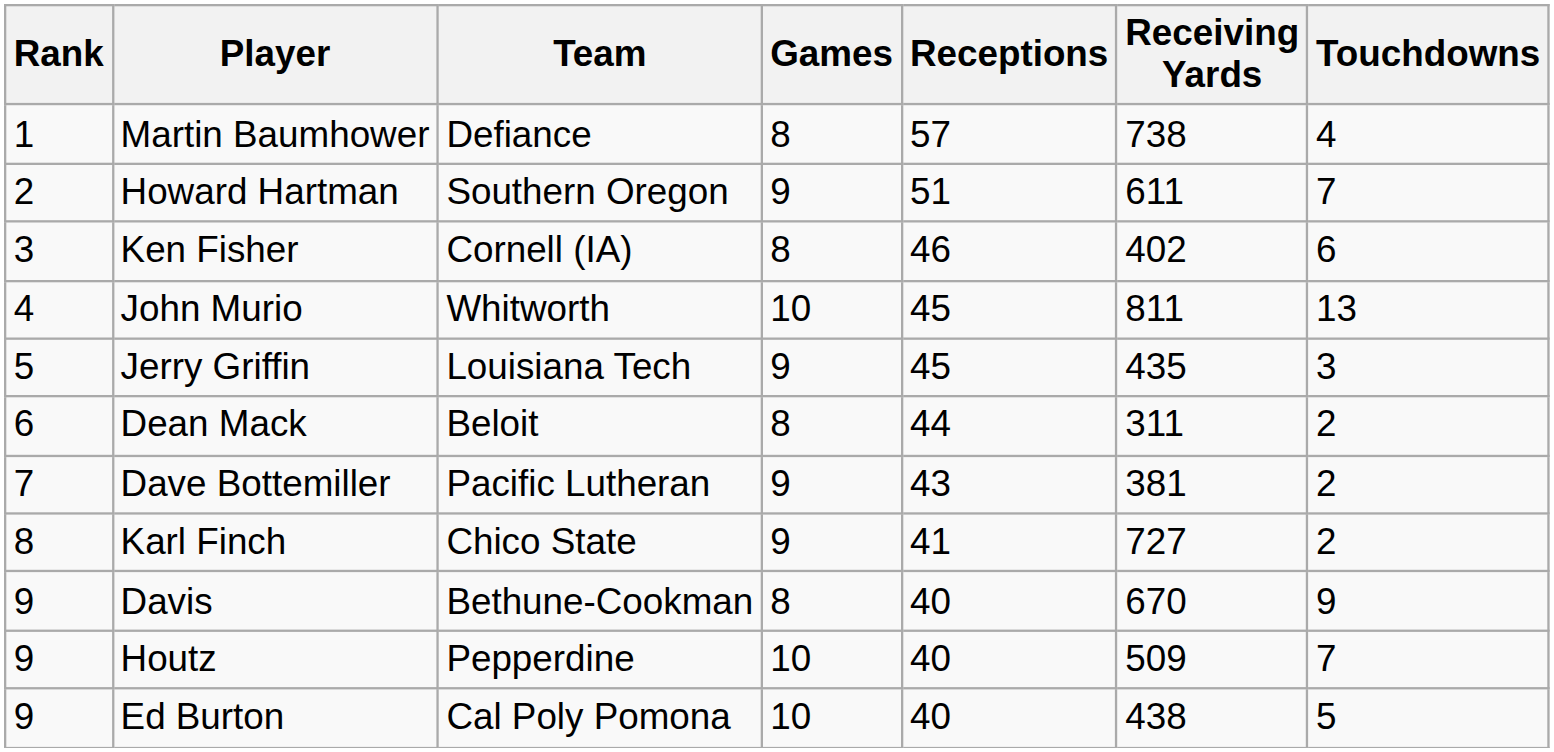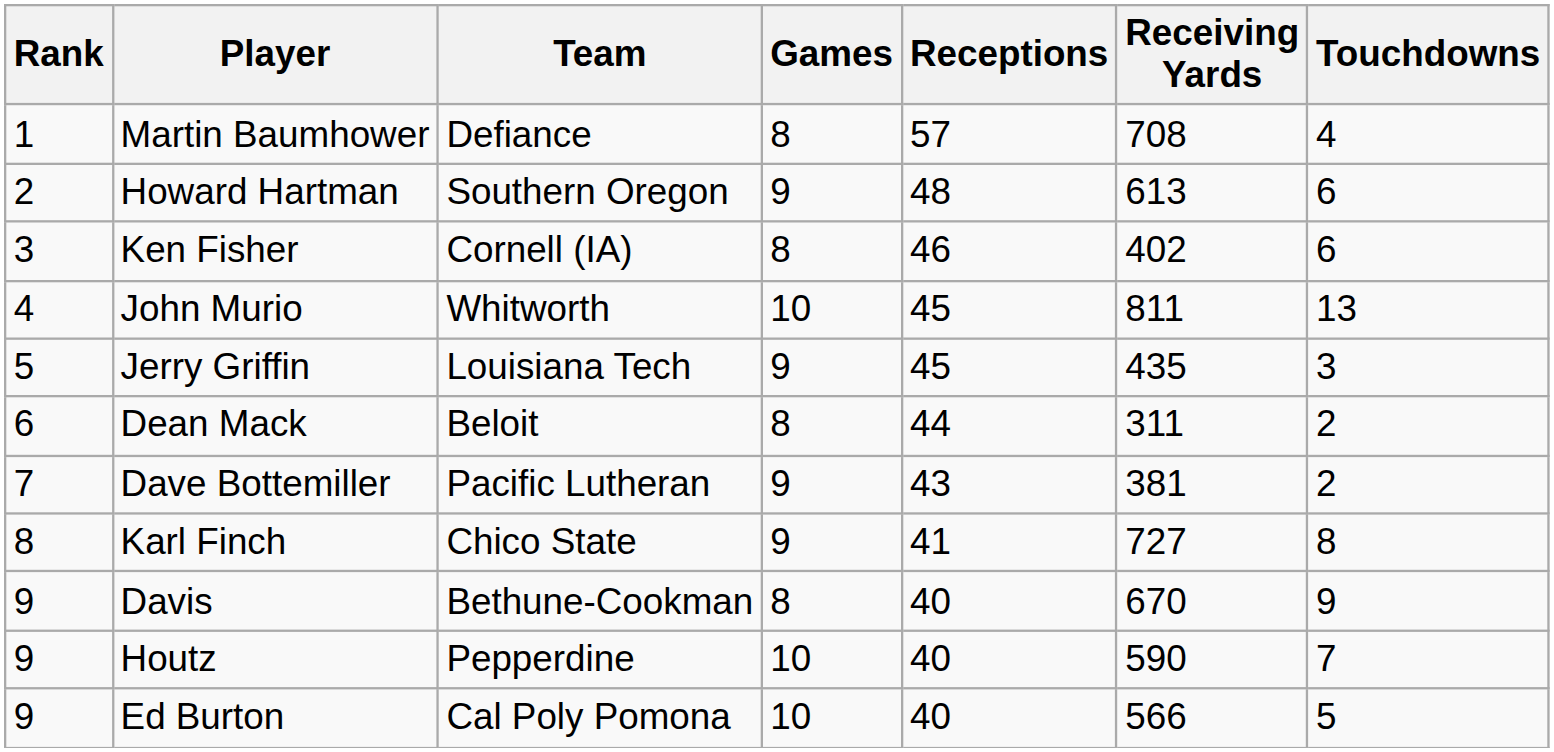(1156, 133) 738 -> (1156, 133) 708
(930, 191) 51 -> (930, 191) 48
(1155, 191) 611 -> (1156, 191) 613
(1326, 191) 7 -> (1326, 191) 6
(1326, 541) 2 -> (1326, 541) 8
(1156, 658) 509 -> (1156, 658) 590
(1156, 717) 438 -> (1156, 717) 566
